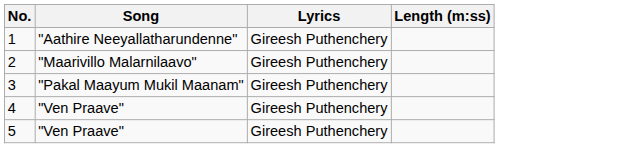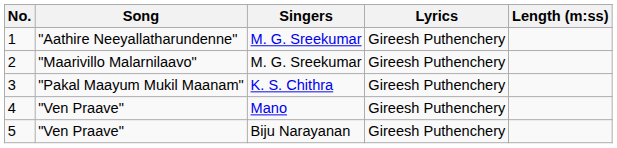+ column: (306, 16)
